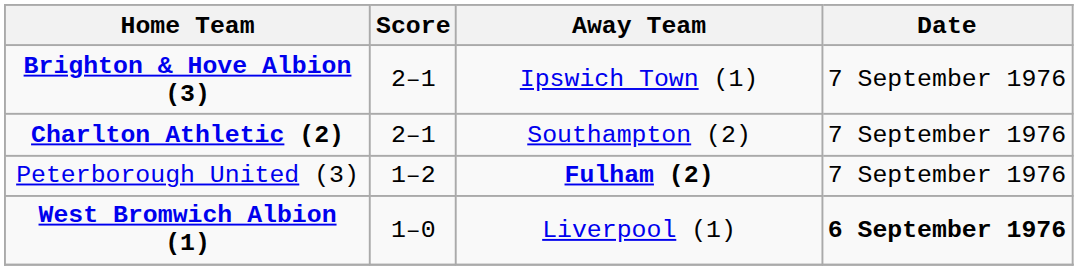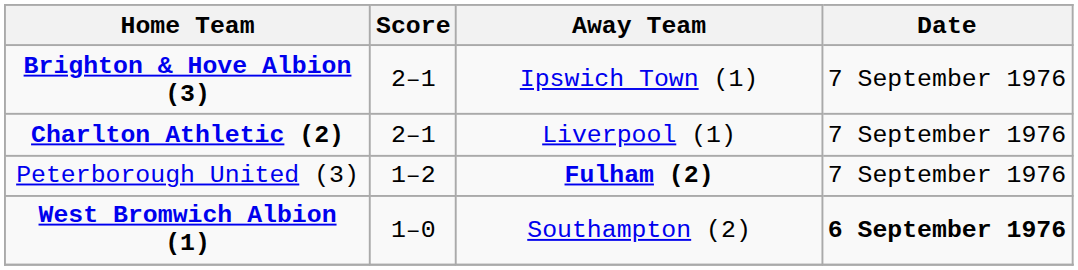(639, 135) Southampton (2) -> (639, 135) Liverpool (1)
(639, 230) Liverpool (1) -> (639, 230) Southampton (2)
